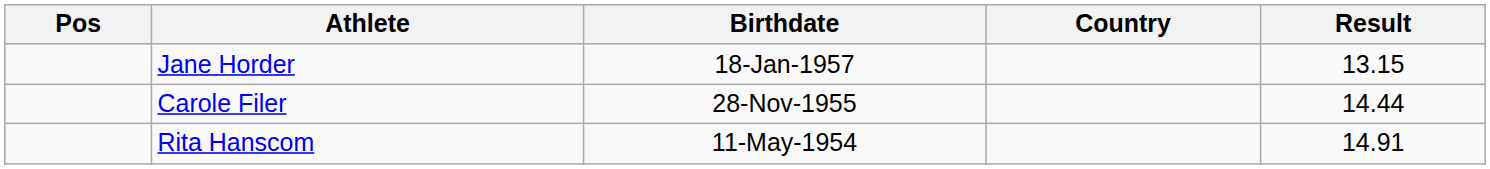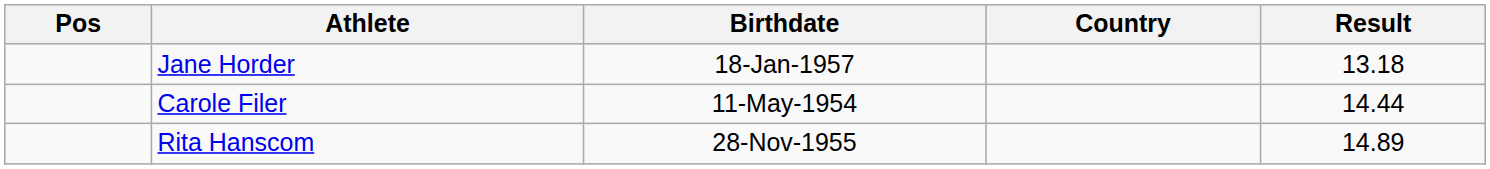(1373, 63) 13.15 -> (1373, 63) 13.18
(784, 103) 28-Nov-1955 -> (784, 103) 11-May-1954
(784, 143) 11-May-1954 -> (784, 143) 28-Nov-1955
(1373, 143) 14.91 -> (1373, 143) 14.89
